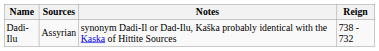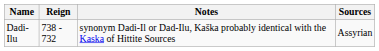columns swapped: (356, 12) <-> (59, 12)
